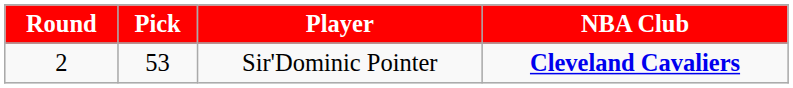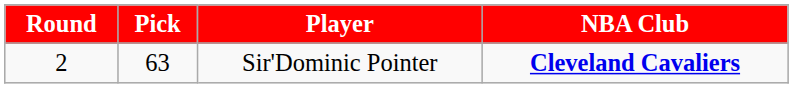(158, 62) 53 -> (158, 62) 63
